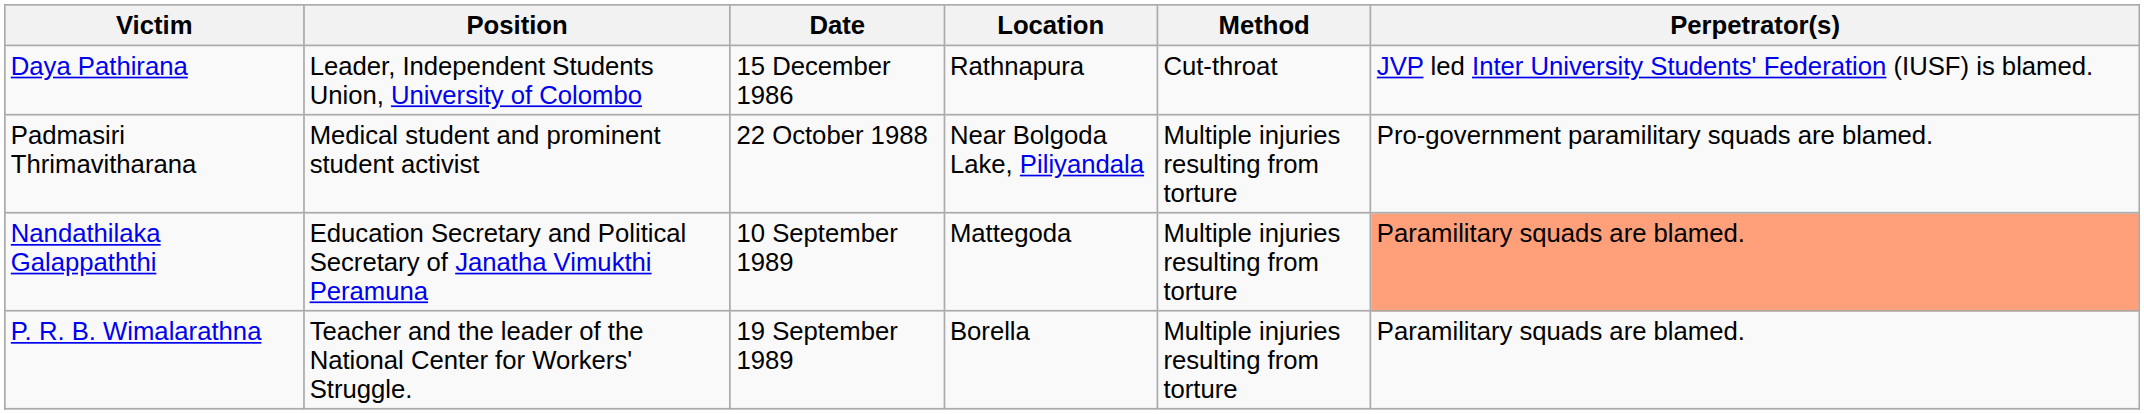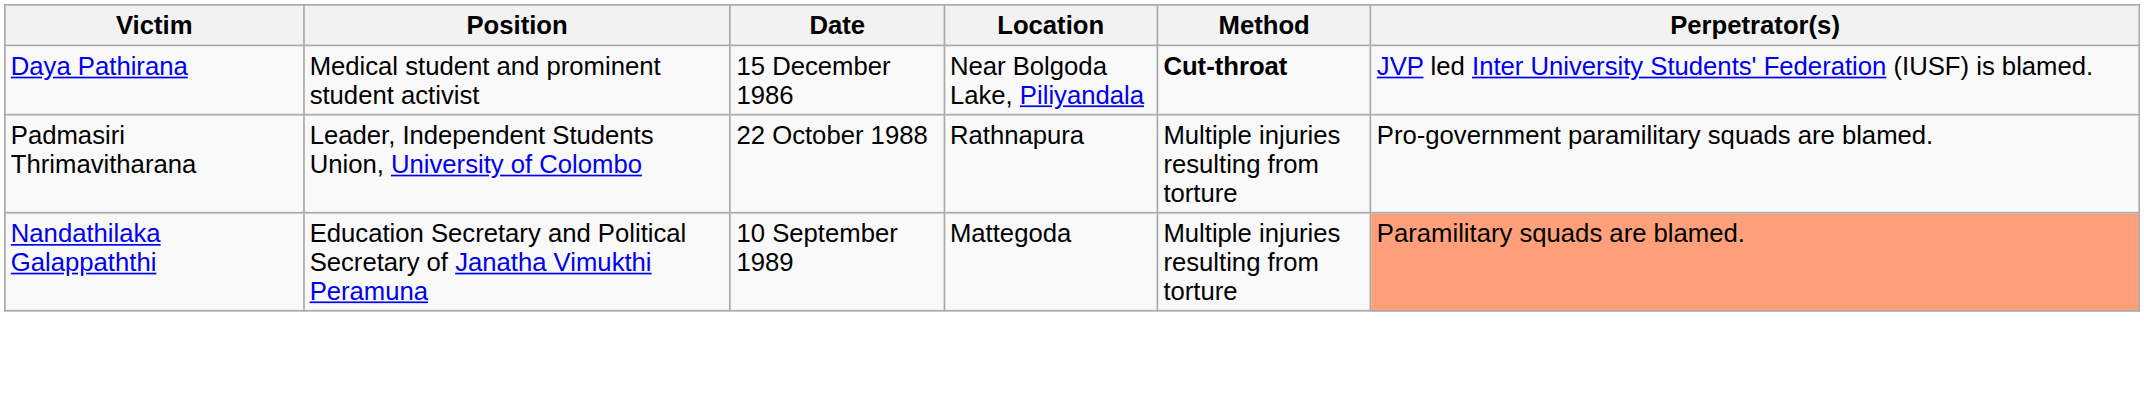(482, 80) Leader, Independent Students Union, University of Colombo -> (485, 80) Medical student and prominent student activist
(1017, 66) Rathnapura -> (1047, 80) Near Bolgoda Lake, Piliyandala
(1220, 66) normal -> (1225, 66) bold
(485, 150) Medical student and prominent student activist -> (482, 150) Leader, Independent Students Union, University of Colombo
(1047, 150) Near Bolgoda Lake, Piliyandala -> (1017, 135) Rathnapura
- row: (136, 332)
